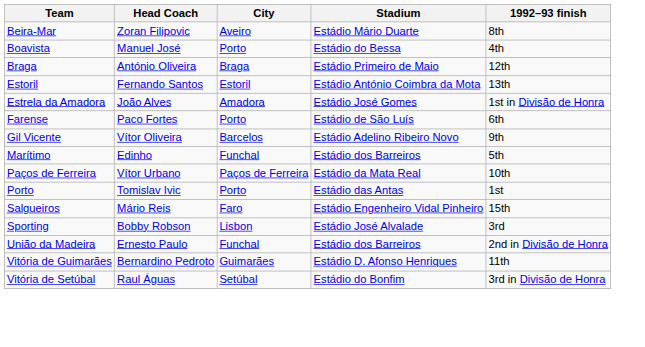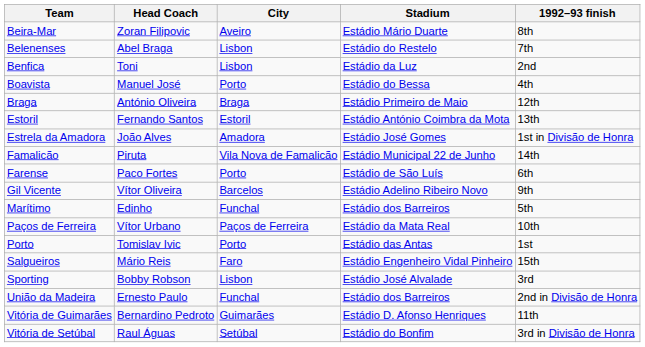+ row: (36, 48)
+ row: (26, 66)
+ row: (33, 155)
